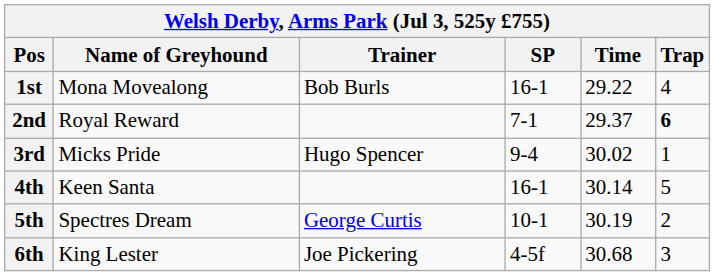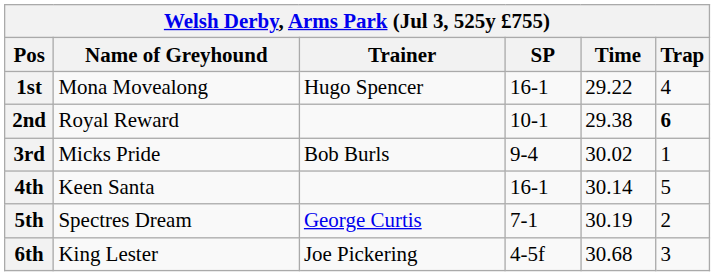(347, 87) Bob Burls -> (364, 87) Hugo Spencer
(524, 120) 7-1 -> (529, 120) 10-1
(609, 120) 29.37 -> (609, 120) 29.38
(364, 154) Hugo Spencer -> (347, 154) Bob Burls
(529, 220) 10-1 -> (524, 220) 7-1
